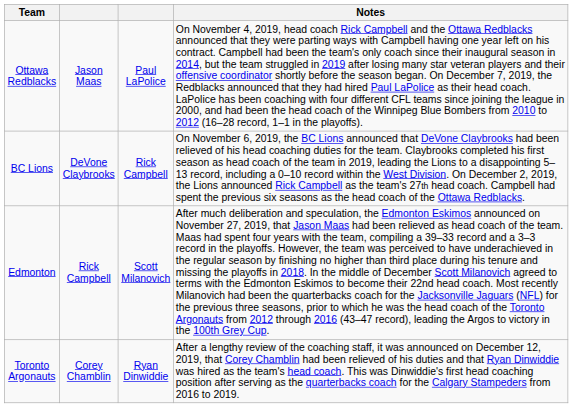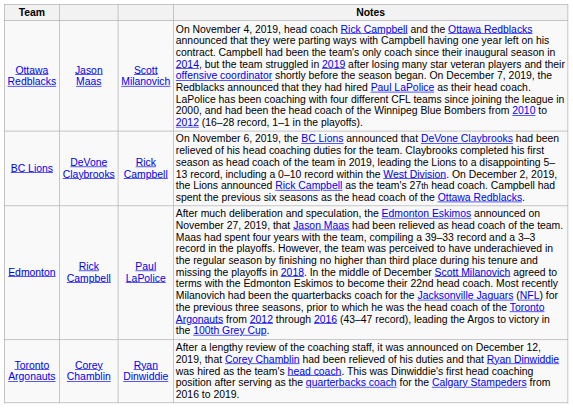(146, 76) Paul LaPolice -> (146, 76) Scott Milanovich
(146, 272) Scott Milanovich -> (146, 272) Paul LaPolice
